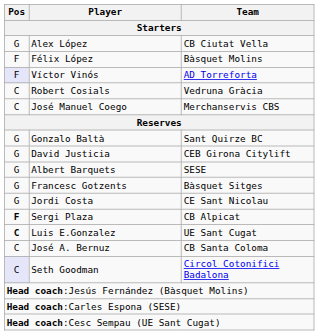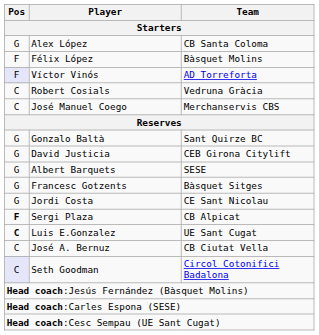(226, 43) CB Ciutat Vella -> (226, 43) CB Santa Coloma
(226, 248) CB Santa Coloma -> (226, 248) CB Ciutat Vella
